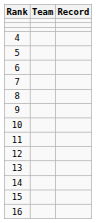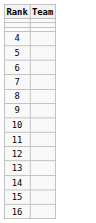- column: (73, 12)
